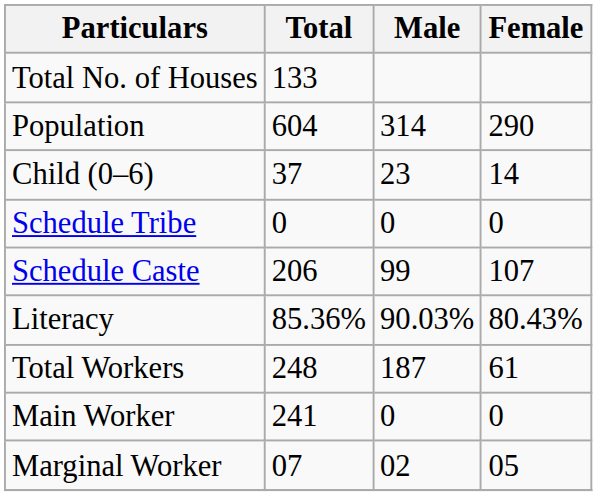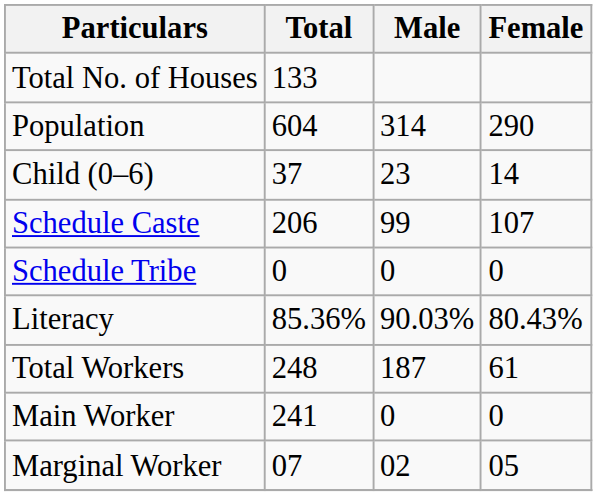rows swapped: (106, 271) <-> (104, 222)
